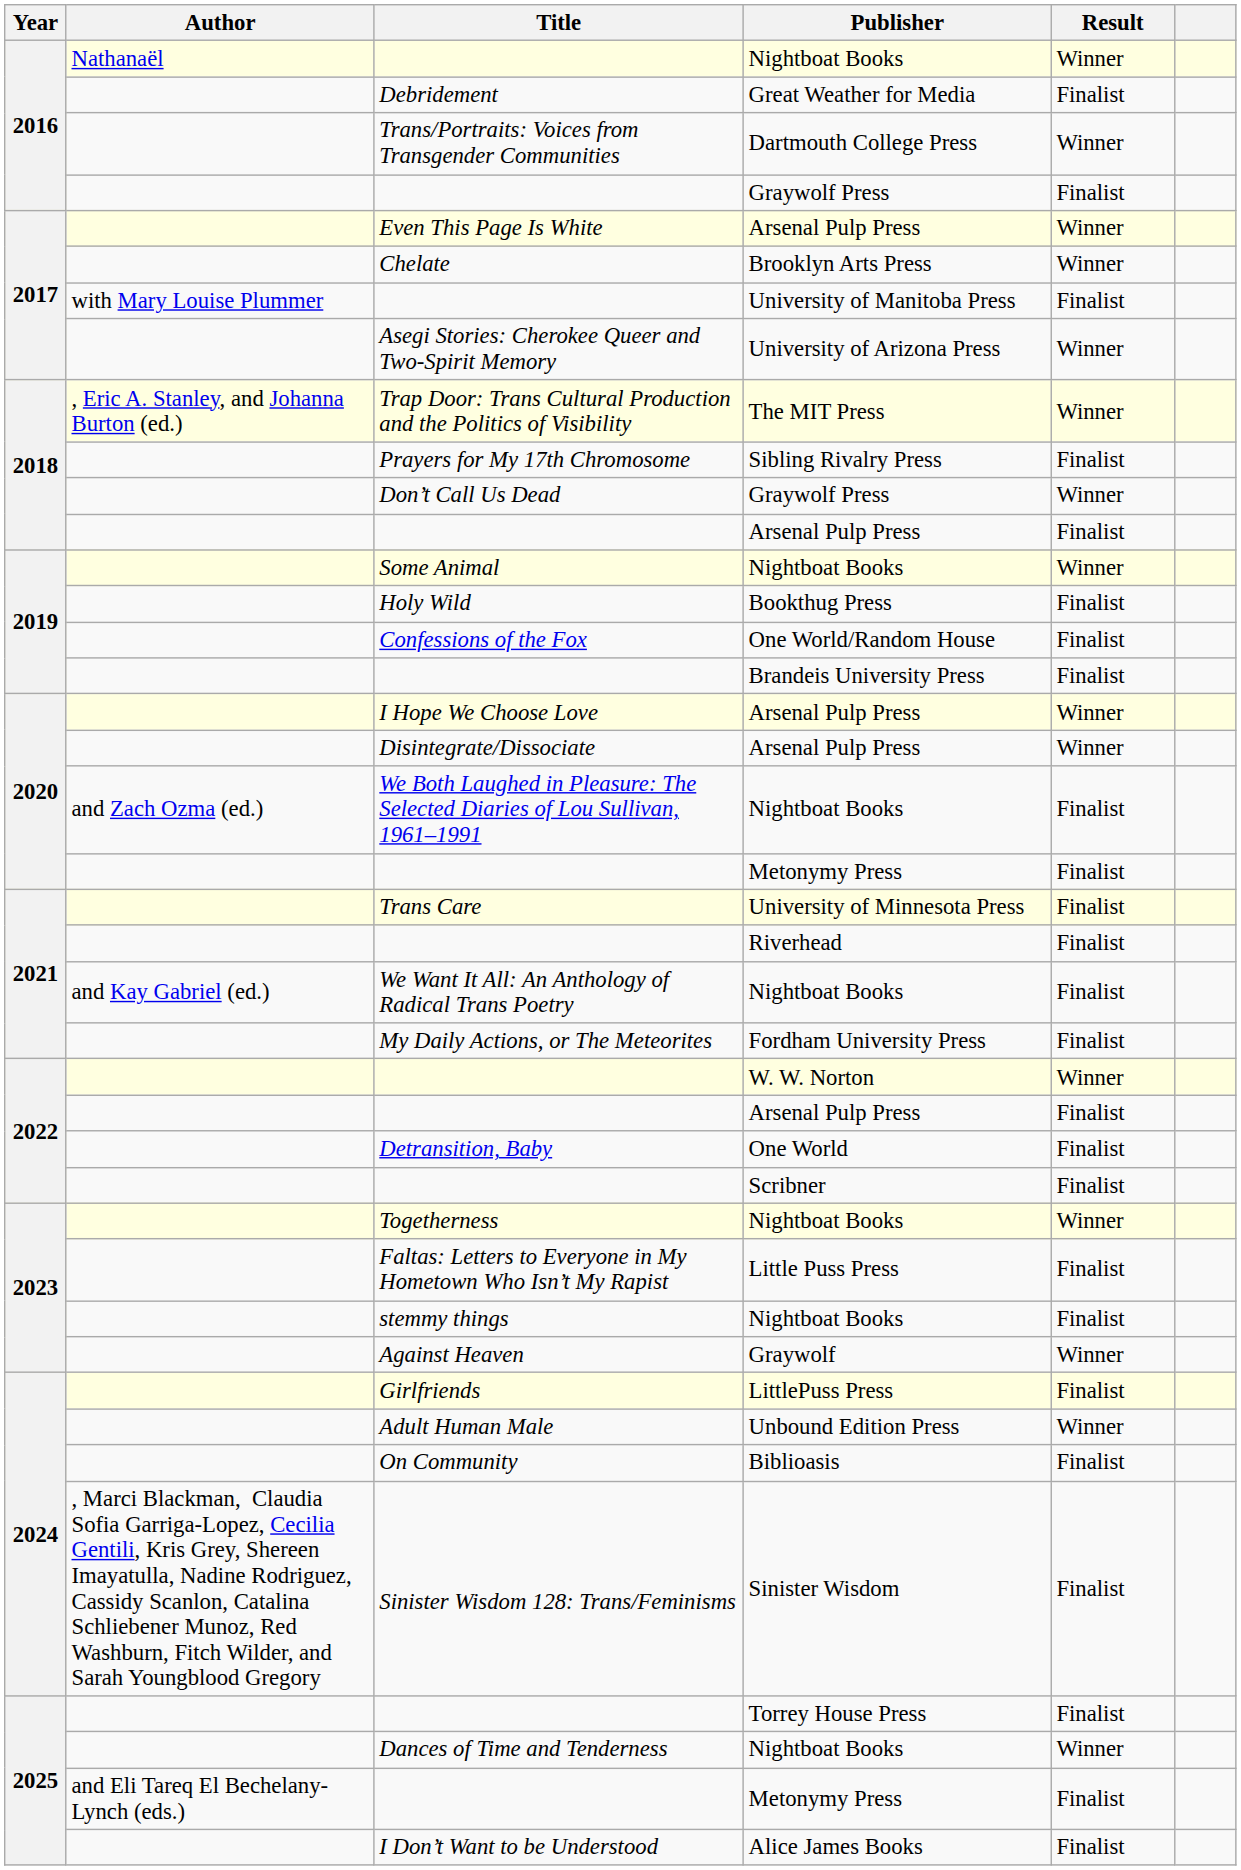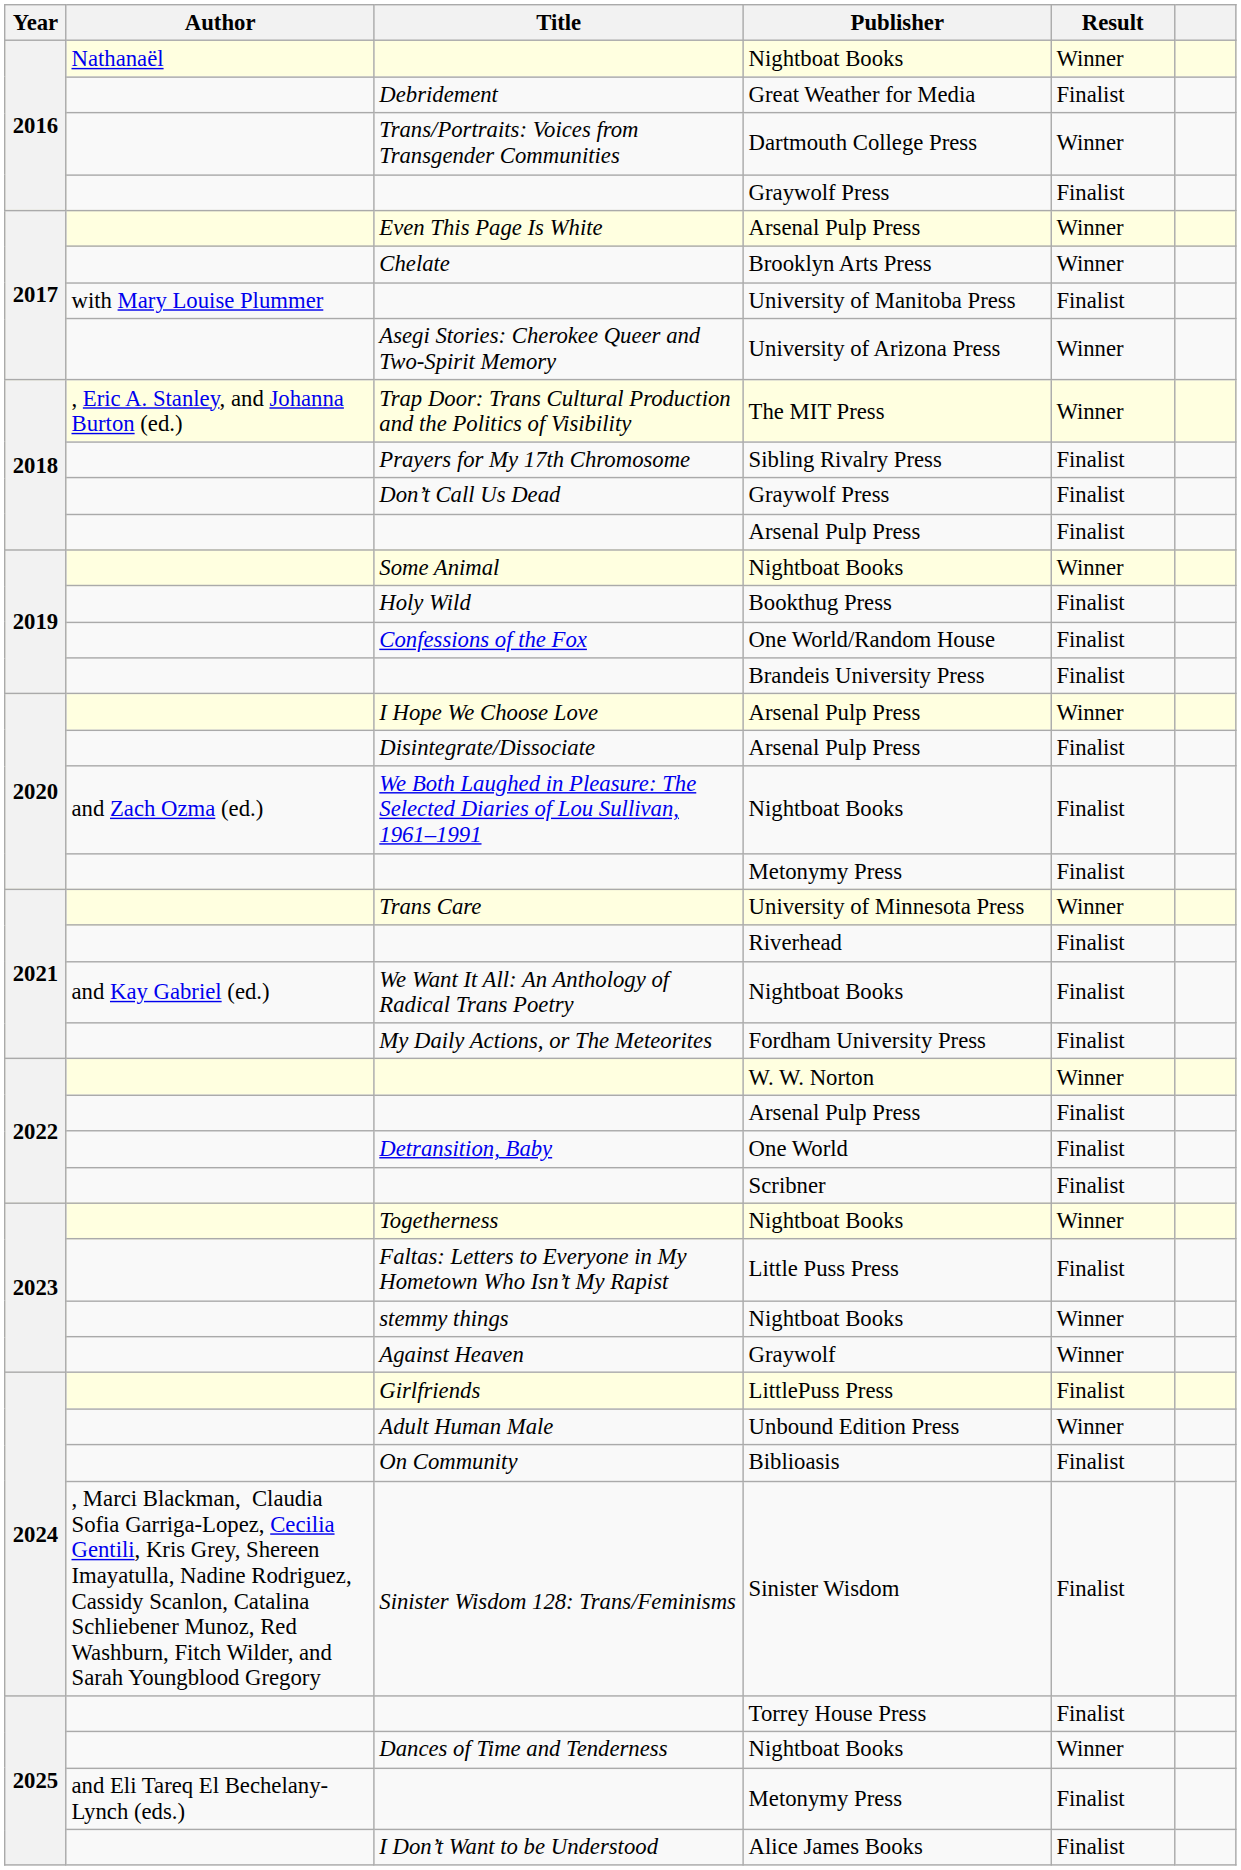(1090, 495) Winner -> (1090, 495) Finalist
(1090, 747) Winner -> (1090, 747) Finalist
(1090, 906) Finalist -> (1090, 906) Winner
(1090, 1318) Finalist -> (1090, 1318) Winner
